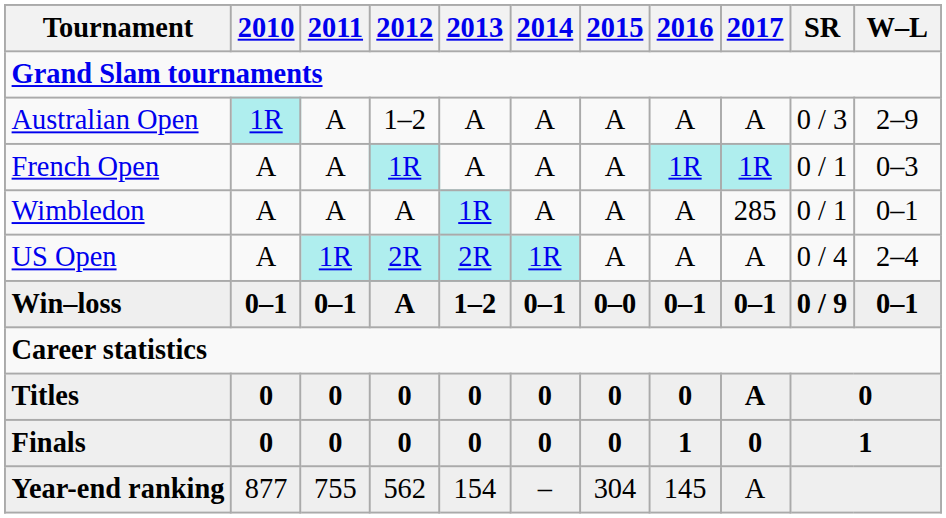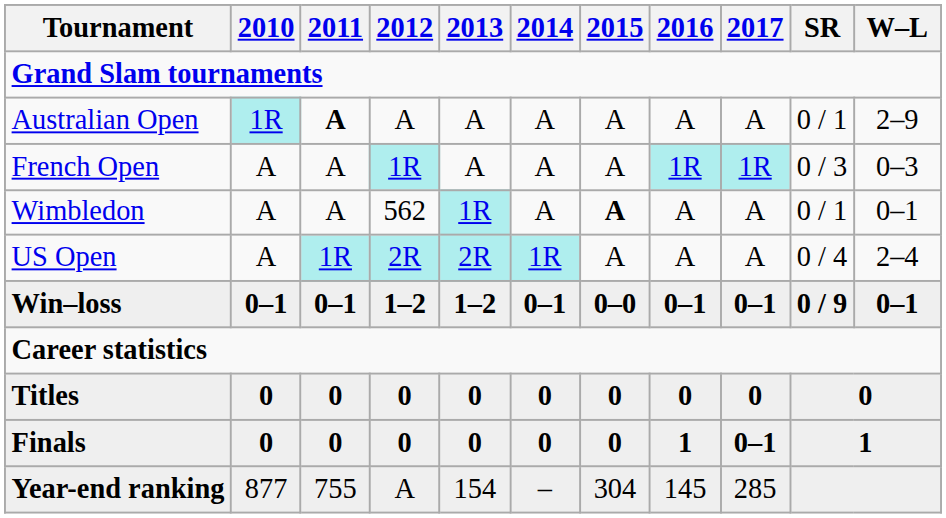(335, 119) normal -> (335, 119) bold
(405, 119) 1–2 -> (405, 119) A
(822, 119) 0 / 3 -> (822, 119) 0 / 1
(822, 165) 0 / 1 -> (822, 165) 0 / 3
(405, 211) A -> (405, 211) 562
(615, 211) normal -> (615, 211) bold
(755, 211) 285 -> (755, 211) A
(405, 303) A -> (405, 303) 1–2
(755, 395) A -> (755, 395) 0
(755, 441) 0 -> (755, 441) 0–1
(405, 488) 562 -> (405, 488) A
(755, 488) A -> (755, 488) 285
